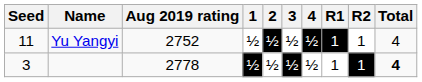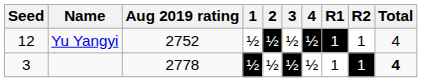(26, 40) 11 -> (26, 40) 12
